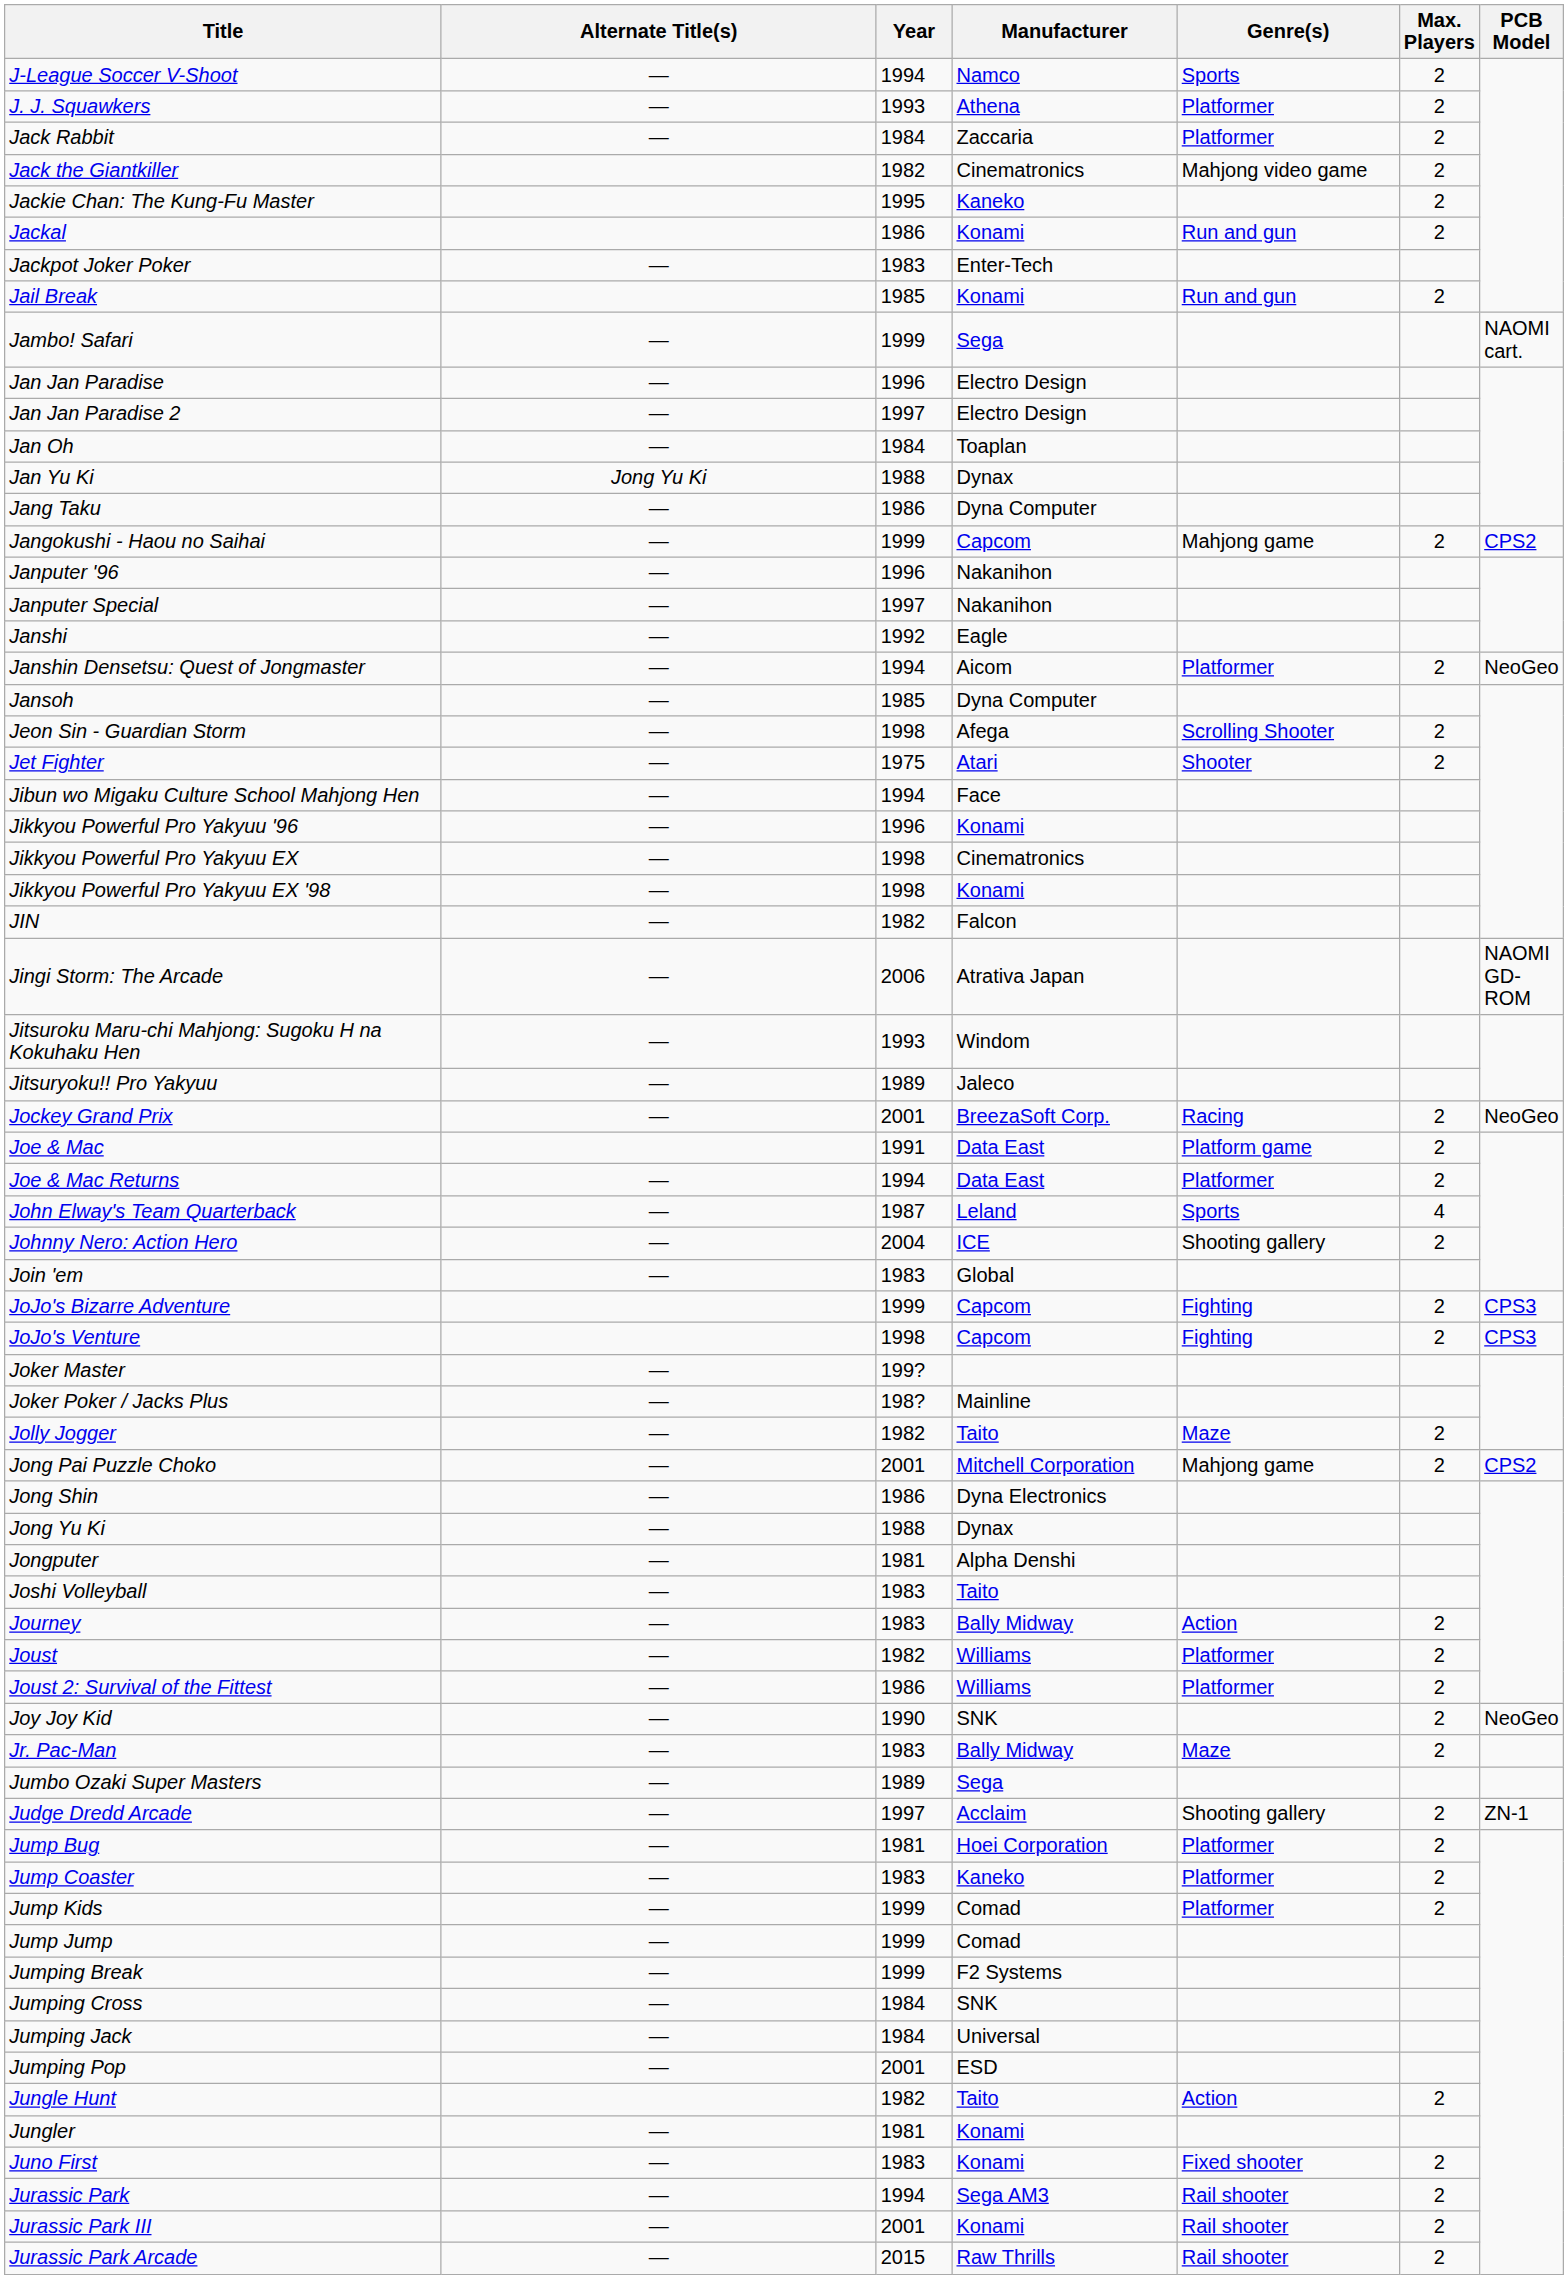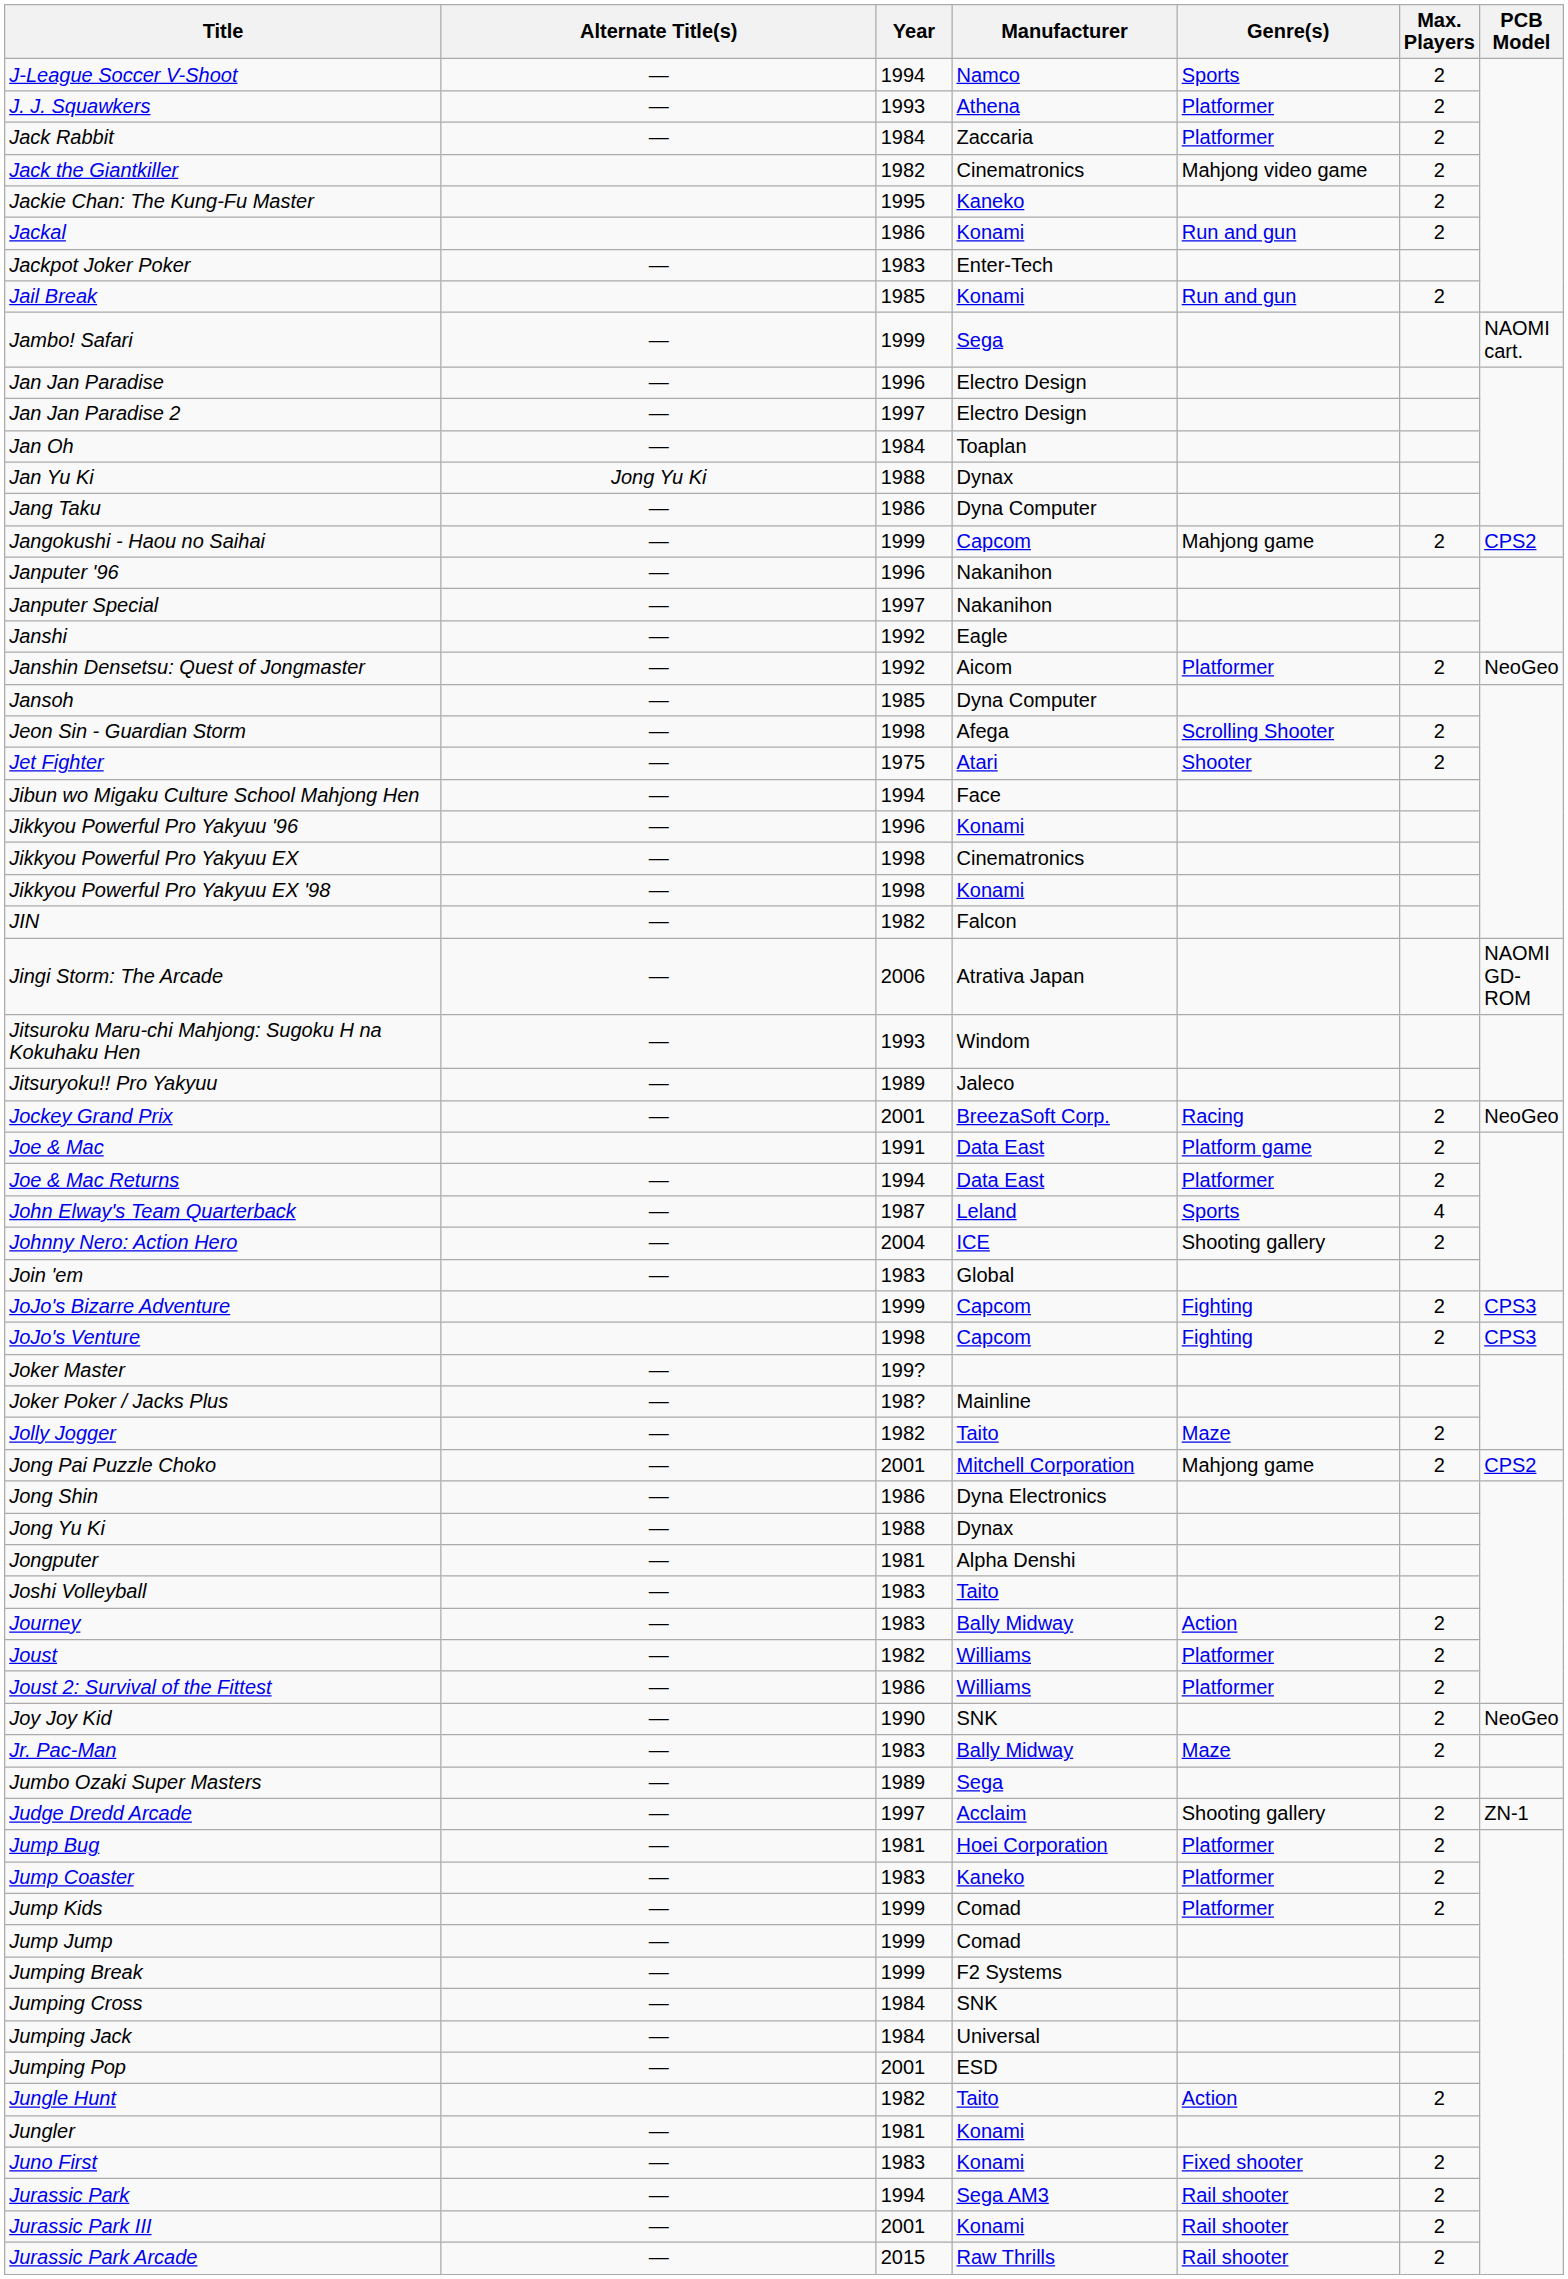(903, 668) 1994 -> (903, 668) 1992
